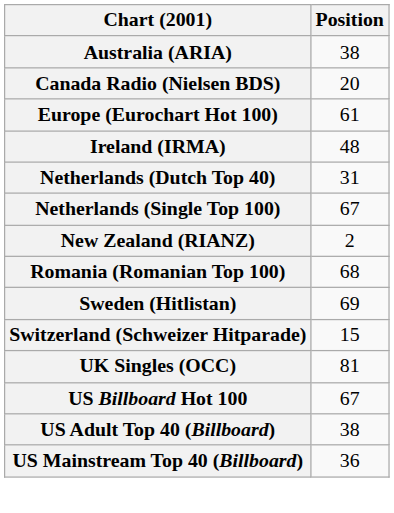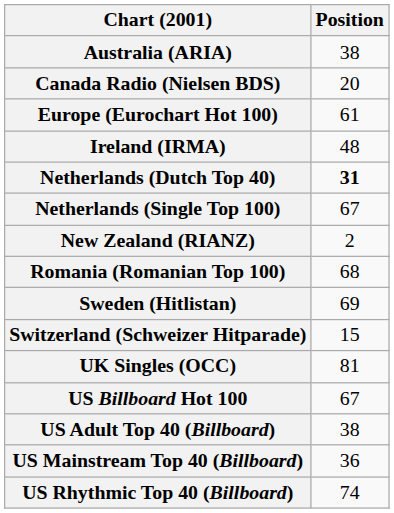(350, 177) normal -> (350, 177) bold
+ row: (158, 492)
